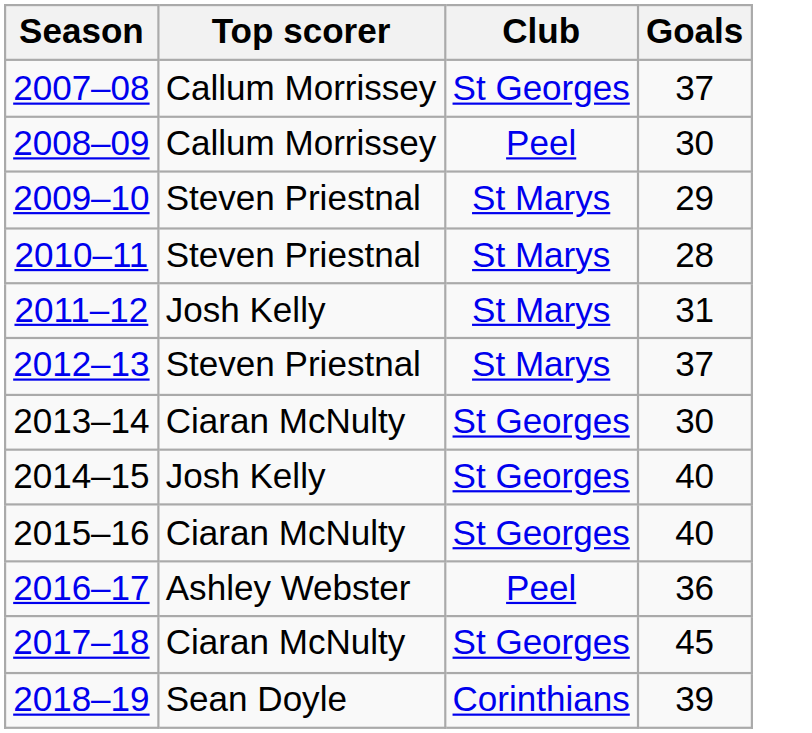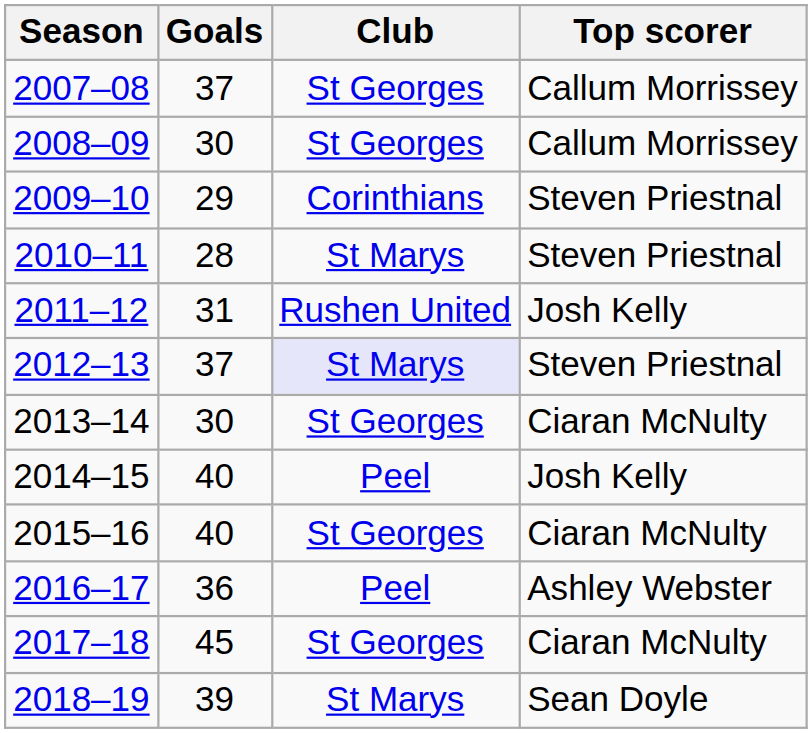columns swapped: (301, 32) <-> (695, 32)
(541, 143) Peel -> (395, 143) St Georges
(541, 198) St Marys -> (395, 198) Corinthians
(541, 310) St Marys -> (395, 310) Rushen United
(541, 365) no background -> (395, 365) lavender background
(541, 476) St Georges -> (395, 476) Peel
(541, 699) Corinthians -> (395, 699) St Marys
